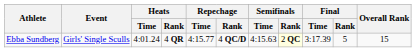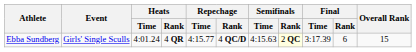(345, 40) 5 -> (345, 40) 6
